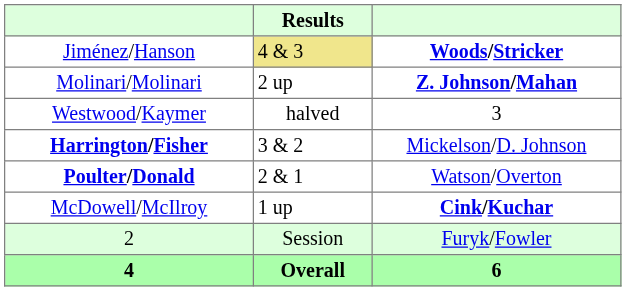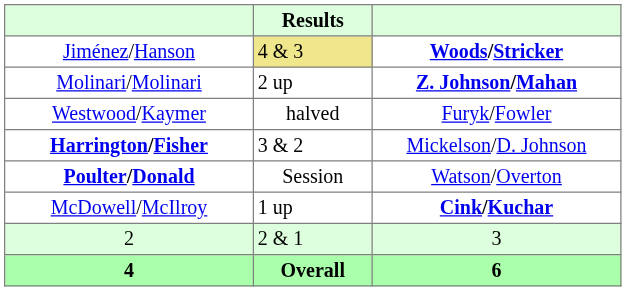(496, 113) 3 -> (496, 113) Furyk/Fowler
(281, 176) 2 & 1 -> (313, 176) Session
(313, 238) Session -> (281, 238) 2 & 1
(496, 238) Furyk/Fowler -> (496, 238) 3
